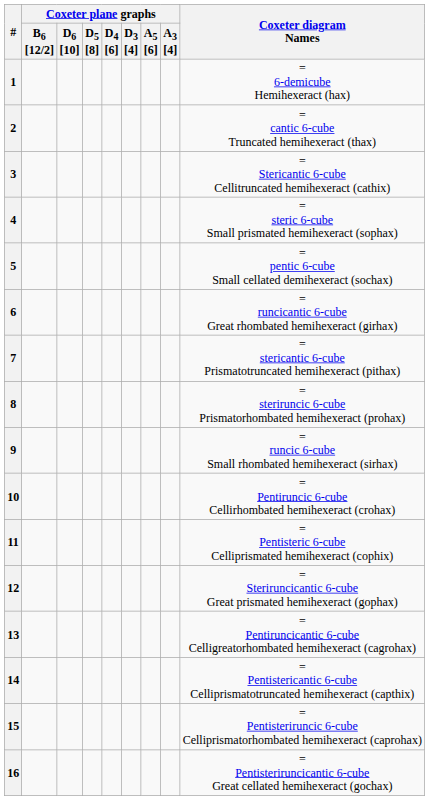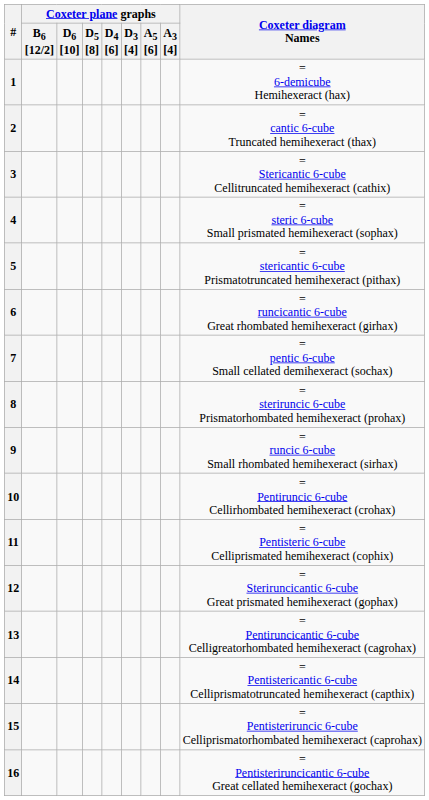(302, 266) = pentic 6-cube Small cellated demihexeract (sochax) -> (302, 266) = stericantic 6-cube Prismatotruncated hemihexeract (pithax)
(302, 358) = stericantic 6-cube Prismatotruncated hemihexeract (pithax) -> (302, 358) = pentic 6-cube Small cellated demihexeract (sochax)
